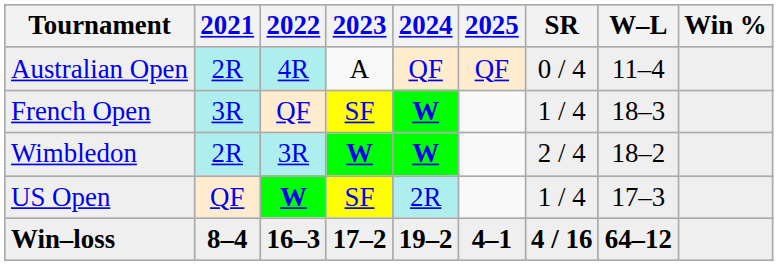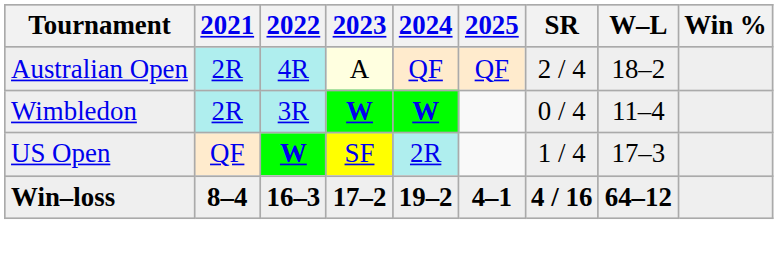(360, 68) no background -> (360, 68) lightyellow background
(562, 68) 0 / 4 -> (562, 68) 2 / 4
(638, 68) 11–4 -> (638, 68) 18–2
- row: (81, 111)
(562, 153) 2 / 4 -> (562, 111) 0 / 4
(638, 153) 18–2 -> (638, 111) 11–4
